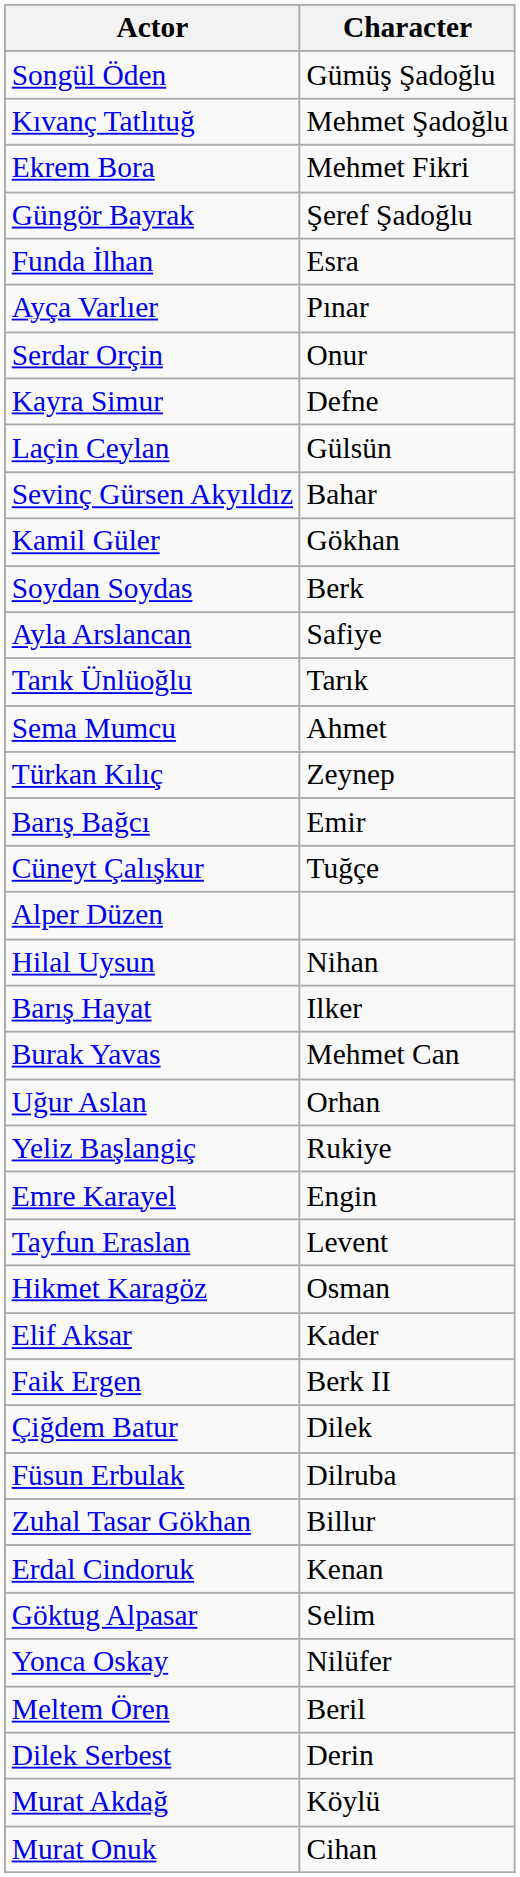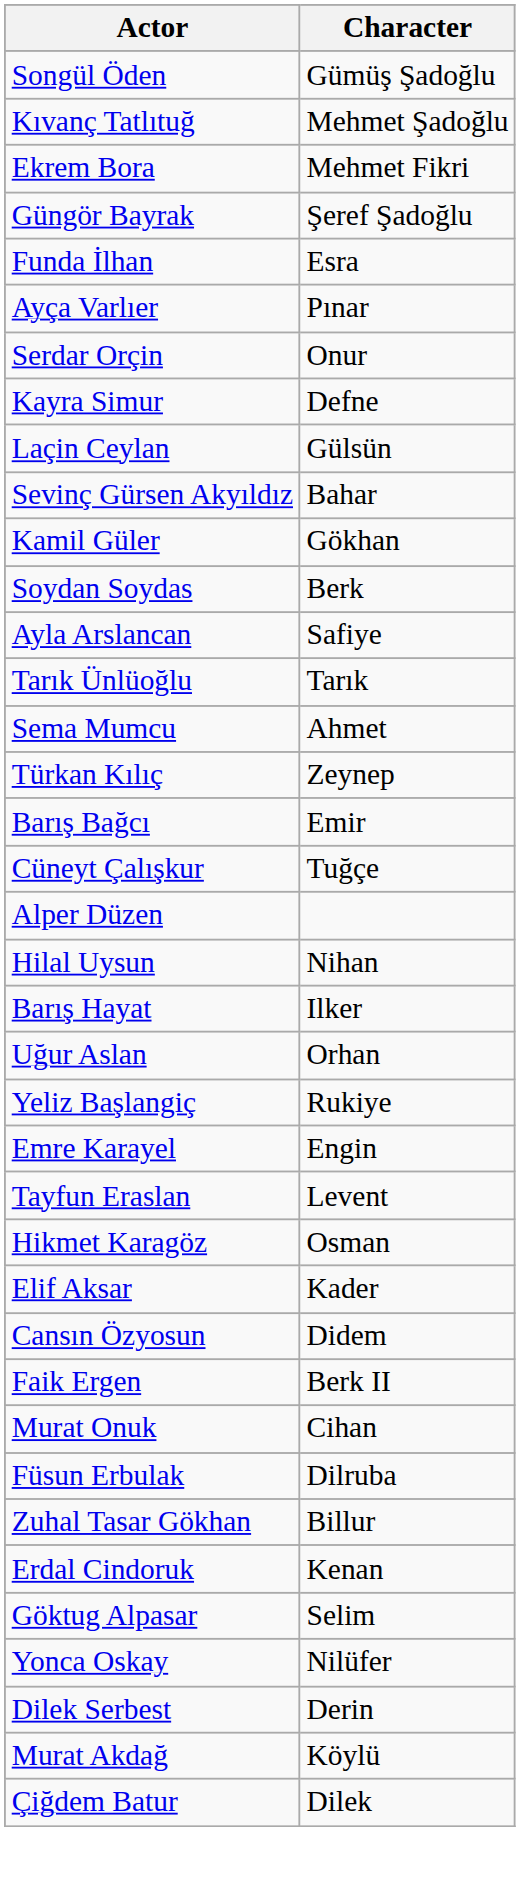- row: (86, 1055)
+ row: (109, 1335)
rows swapped: (84, 1848) <-> (95, 1428)
- row: (91, 1708)
